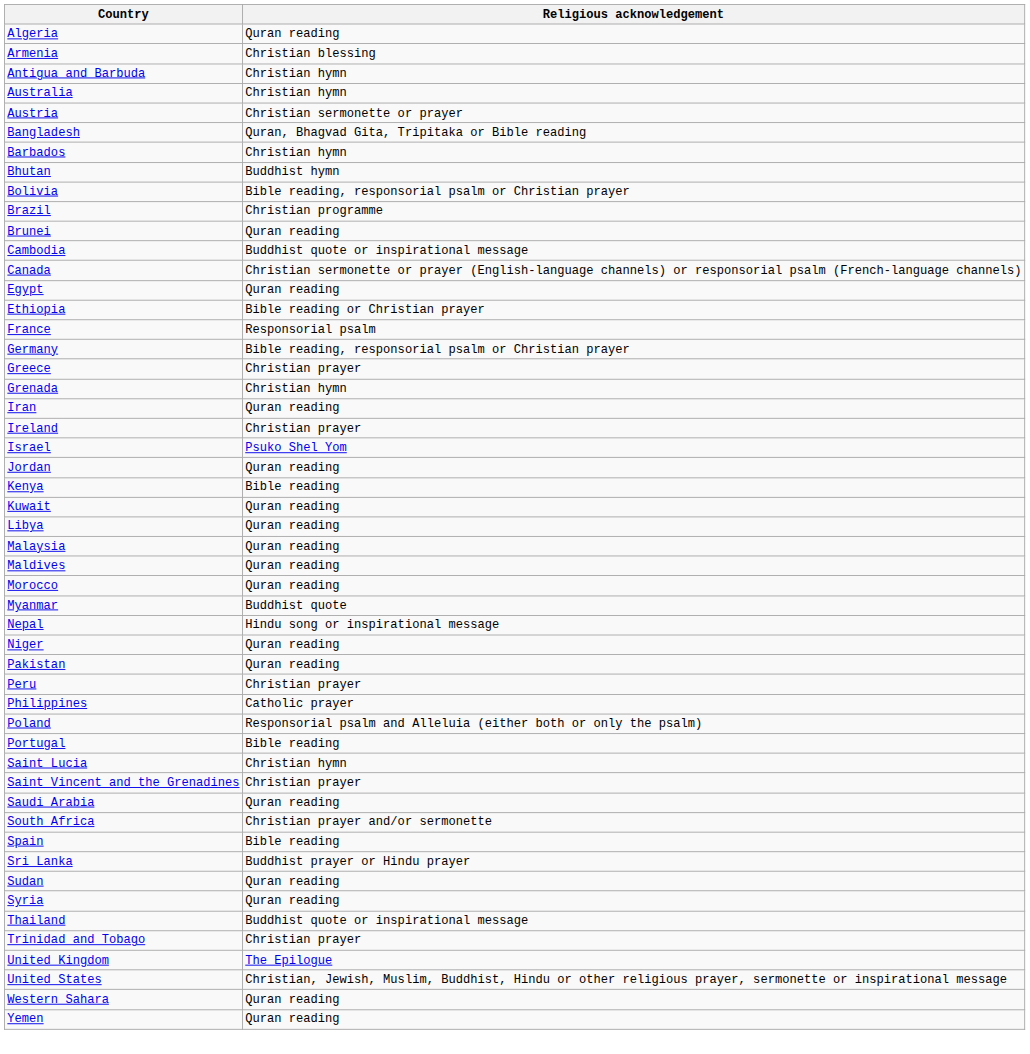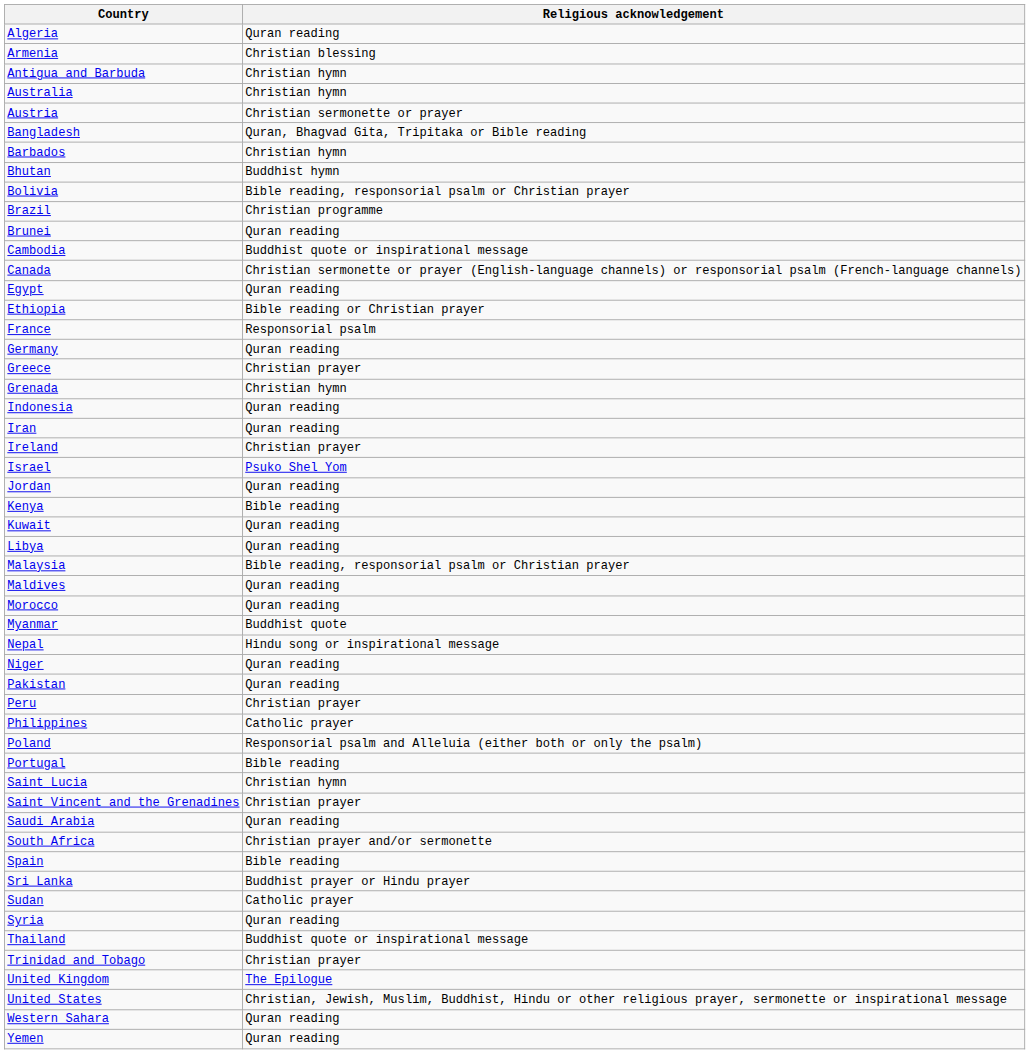(438, 349) Bible reading, responsorial psalm or Christian prayer -> (292, 349) Quran reading
+ row: (40, 408)
(292, 546) Quran reading -> (438, 566) Bible reading, responsorial psalm or Christian prayer
(292, 881) Quran reading -> (300, 901) Catholic prayer
